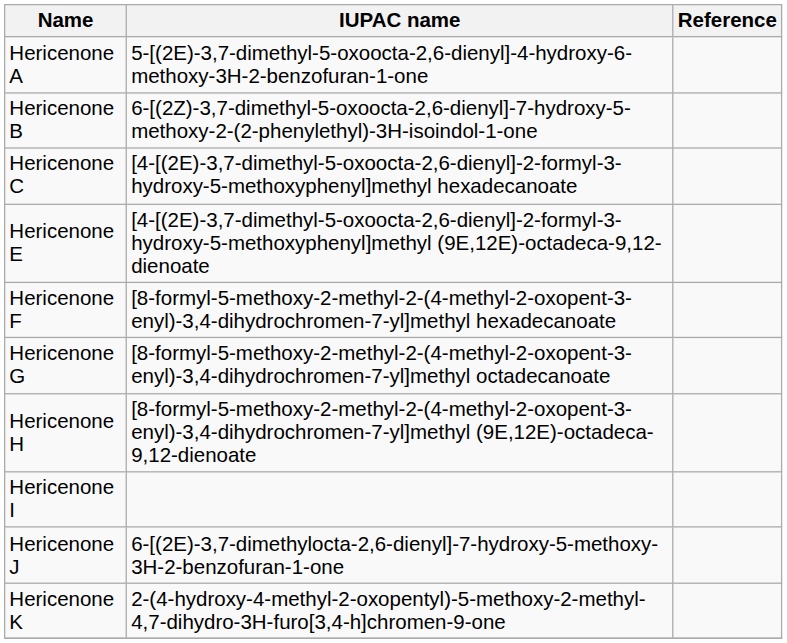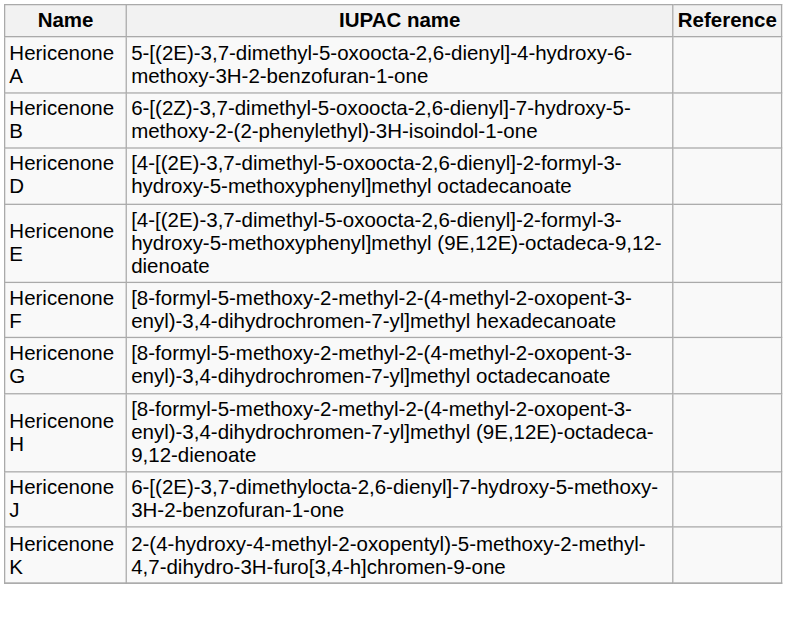- row: (62, 175)
+ row: (62, 175)
- row: (62, 499)
